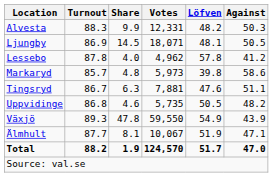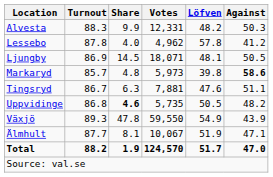rows swapped: (26, 58) <-> (26, 42)
(254, 73) normal -> (254, 73) bold
(131, 104) normal -> (131, 104) bold
